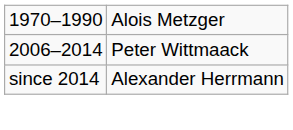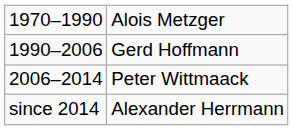+ row: (175, 49)
